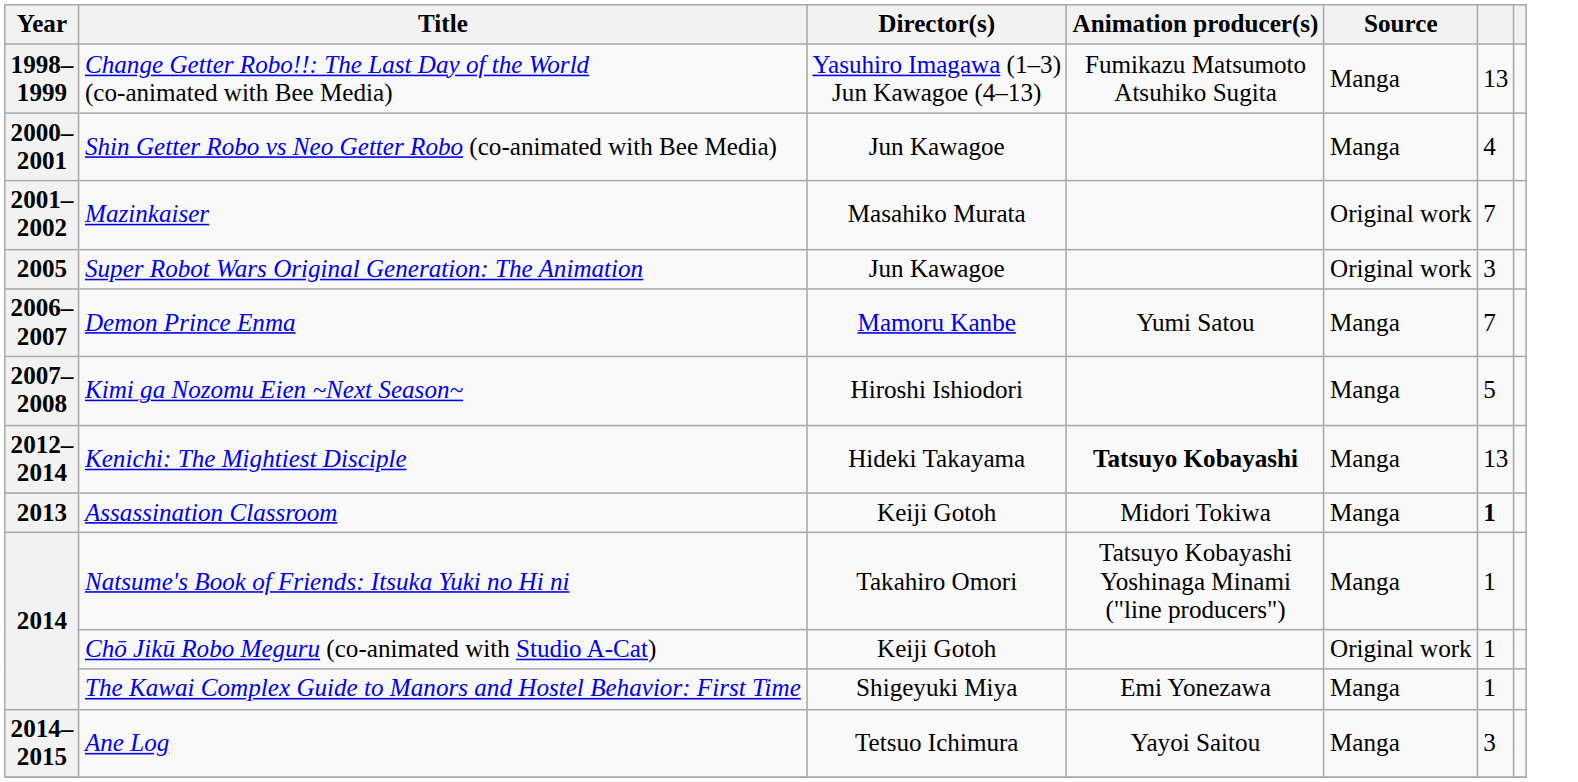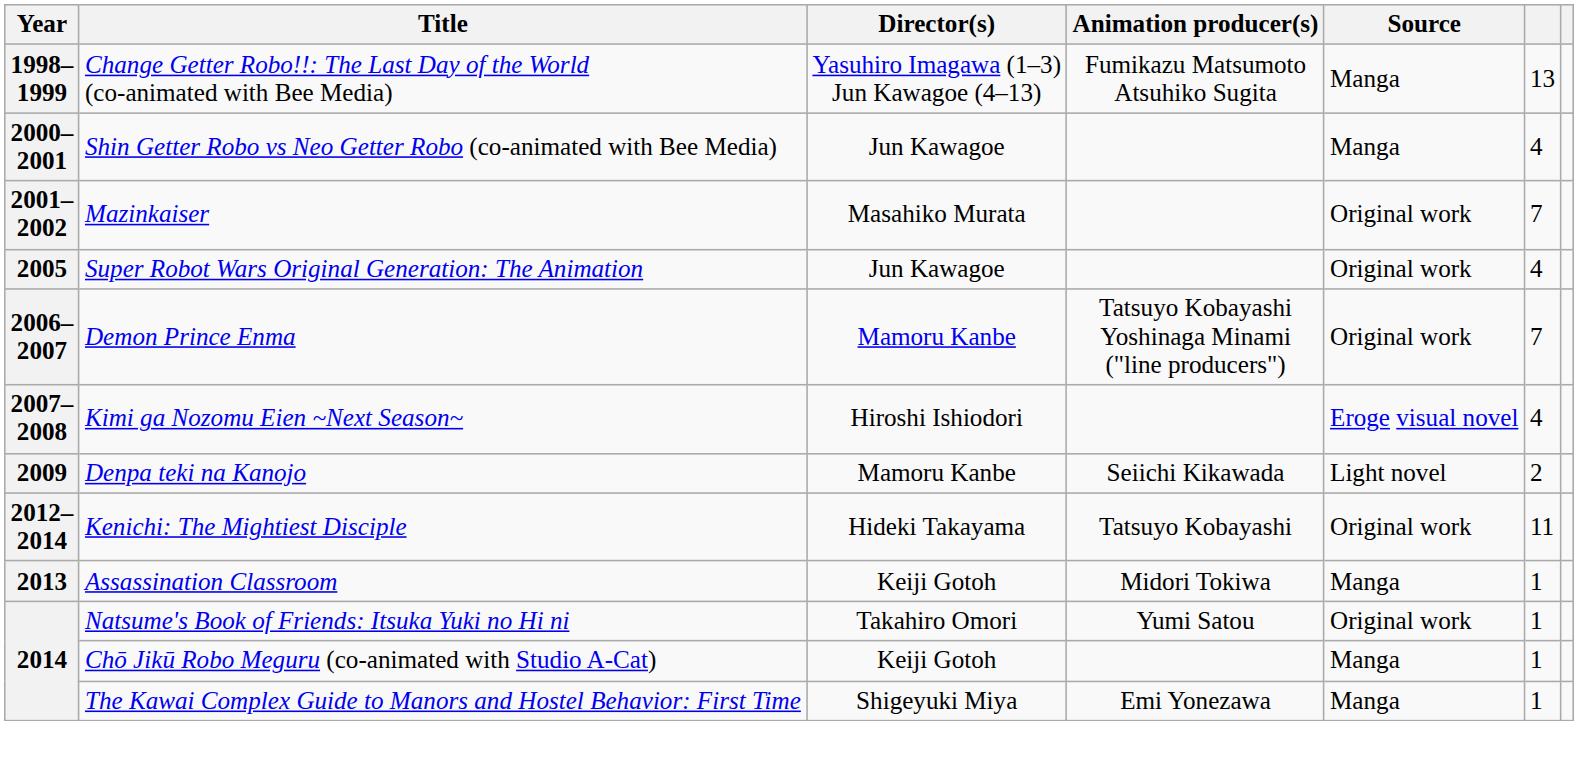(1490, 268) 3 -> (1536, 268) 4
(1196, 322) Yumi Satou -> (1196, 336) Tatsuyo Kobayashi Yoshinaga Minami ("line producers")
(1365, 322) Manga -> (1401, 336) Original work
(1365, 390) Manga -> (1424, 418) Eroge visual novel
(1490, 390) 5 -> (1536, 418) 4
+ row: (196, 472)
(1196, 458) bold -> (1196, 526) normal
(1365, 458) Manga -> (1401, 526) Original work
(1496, 458) 13 -> (1542, 526) 11
(1490, 512) bold -> (1536, 580) normal
(1196, 580) Tatsuyo Kobayashi Yoshinaga Minami ("line producers") -> (1196, 620) Yumi Satou
(1365, 580) Manga -> (1401, 620) Original work
(1401, 648) Original work -> (1365, 660) Manga
- row: (127, 742)
